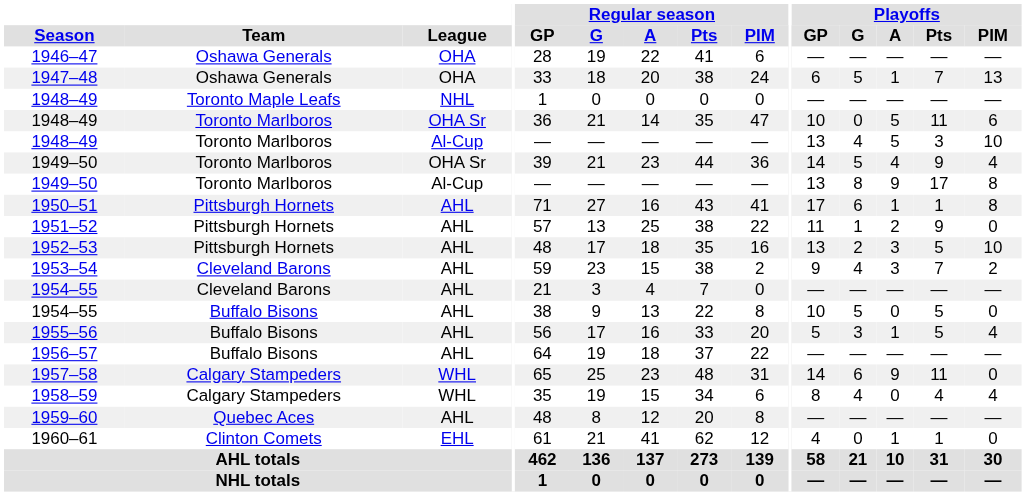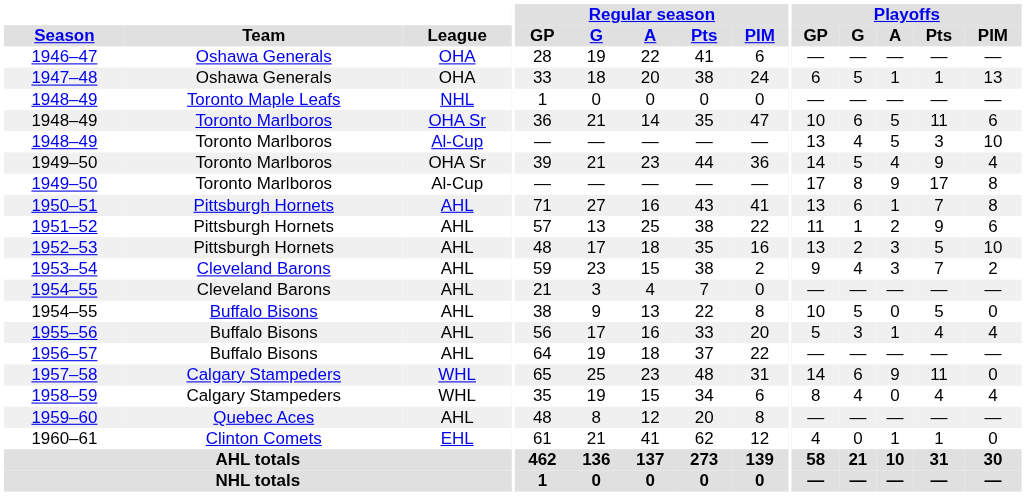(939, 78) 7 -> (939, 78) 1
(858, 120) 0 -> (858, 120) 6
(816, 184) 13 -> (816, 184) 17
(816, 205) 17 -> (816, 205) 13
(939, 205) 1 -> (939, 205) 7
(993, 226) 0 -> (993, 226) 6
(939, 332) 5 -> (939, 332) 4
